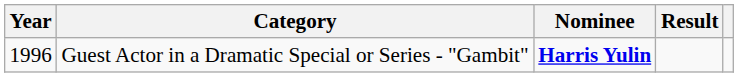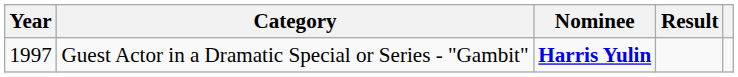(31, 54) 1996 -> (31, 54) 1997
